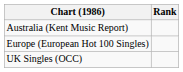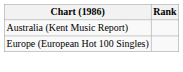- row: (44, 59)
